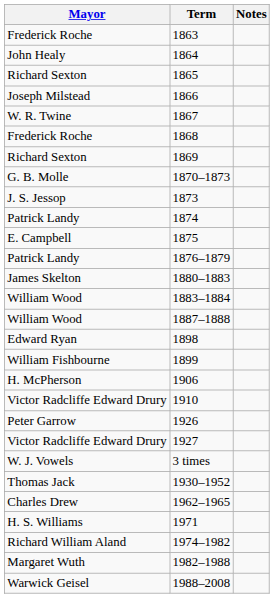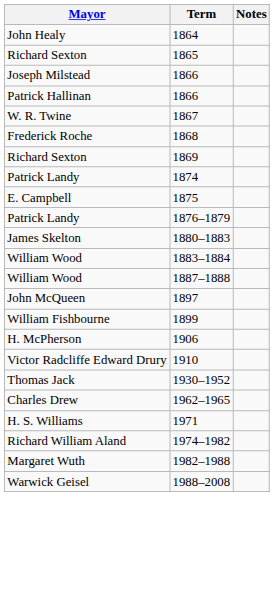- row: (50, 34)
+ row: (49, 95)
- row: (38, 177)
- row: (37, 197)
+ row: (46, 298)
- row: (42, 339)
- row: (42, 420)
- row: (87, 440)
- row: (40, 461)
